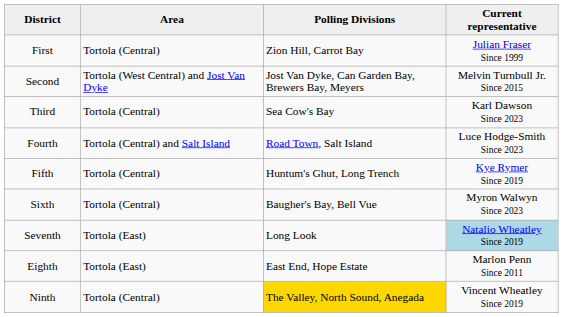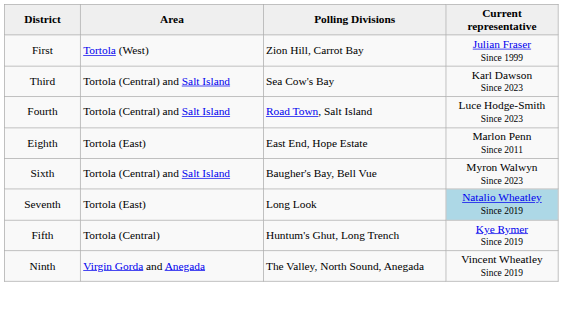(121, 50) Tortola (Central) -> (116, 50) Tortola (West)
- row: (42, 81)
(121, 112) Tortola (Central) -> (157, 81) Tortola (Central) and Salt Island
rows swapped: (42, 173) <-> (42, 266)
(121, 204) Tortola (Central) -> (157, 173) Tortola (Central) and Salt Island
(121, 297) Tortola (Central) -> (144, 266) Virgin Gorda and Anegada
(345, 297) gold background -> (345, 266) no background
